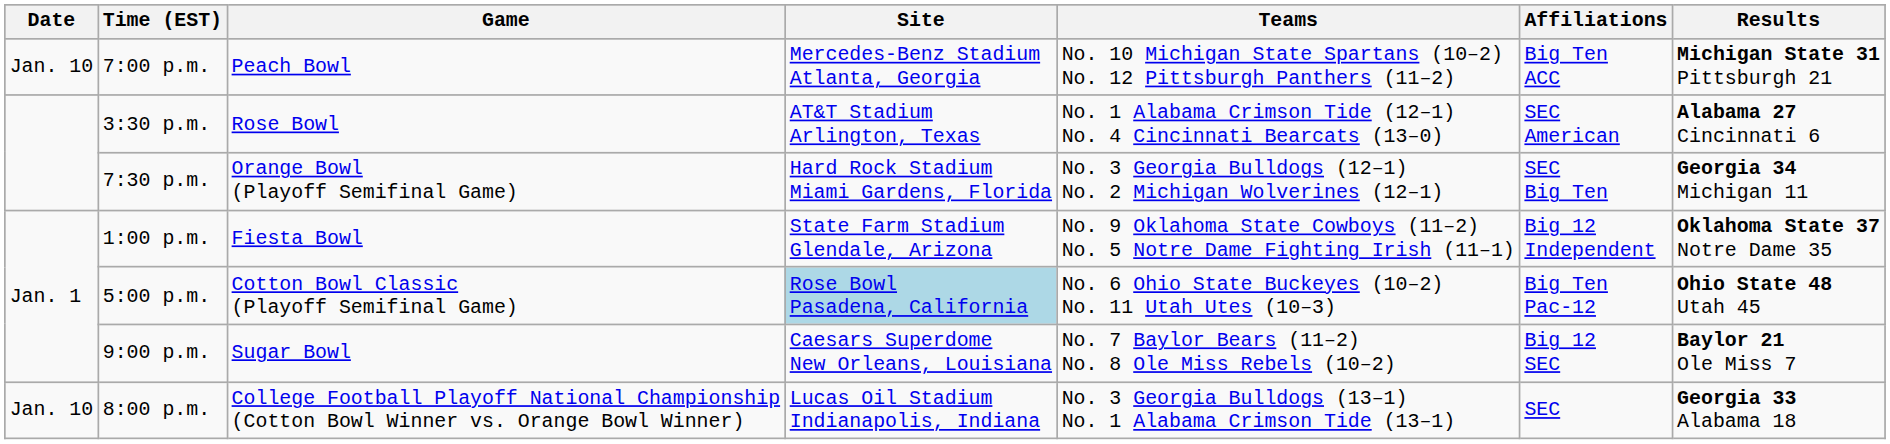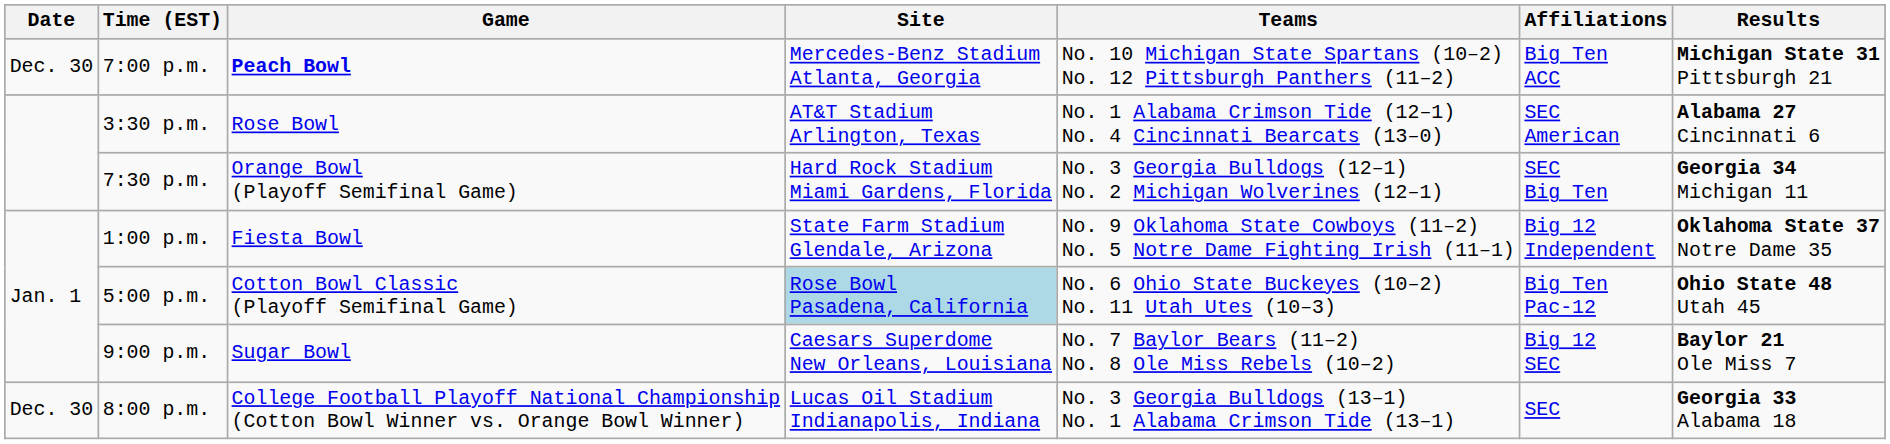(51, 67) Jan. 10 -> (51, 67) Dec. 30
(291, 67) normal -> (291, 67) bold
(51, 410) Jan. 10 -> (51, 410) Dec. 30
